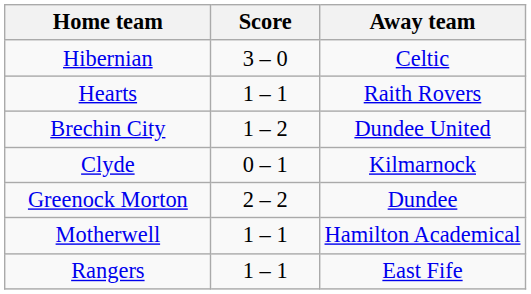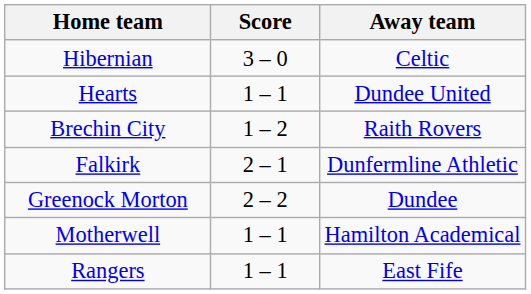(423, 93) Raith Rovers -> (423, 93) Dundee United
(423, 128) Dundee United -> (423, 128) Raith Rovers
- row: (108, 164)
+ row: (108, 164)
